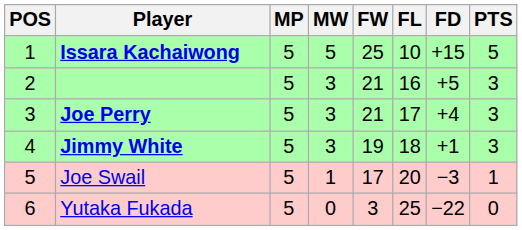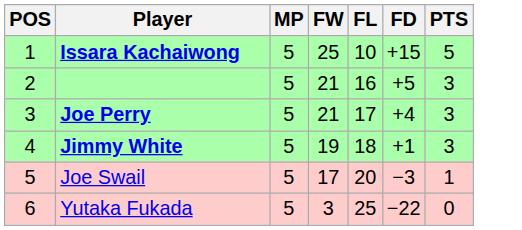- column: (331, 20)
